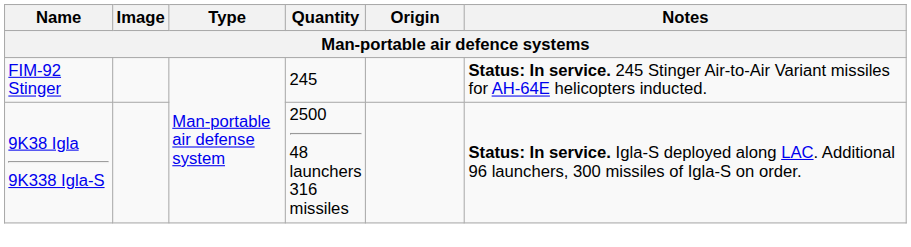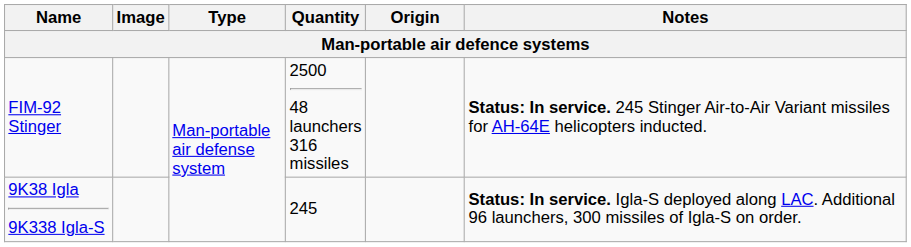(303, 79) 245 -> (326, 117) 2500 48 launchers 316 missiles
(326, 162) 2500 48 launchers 316 missiles -> (303, 209) 245
